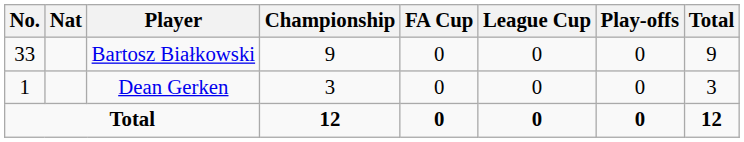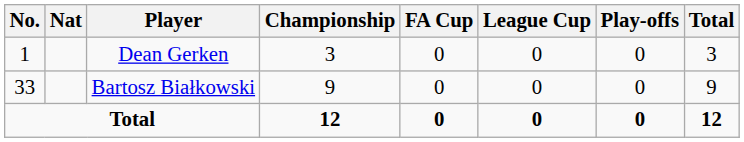rows swapped: (173, 53) <-> (173, 86)
